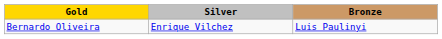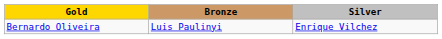columns swapped: (221, 12) <-> (365, 12)
